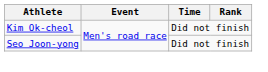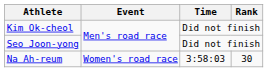+ row: (34, 58)
